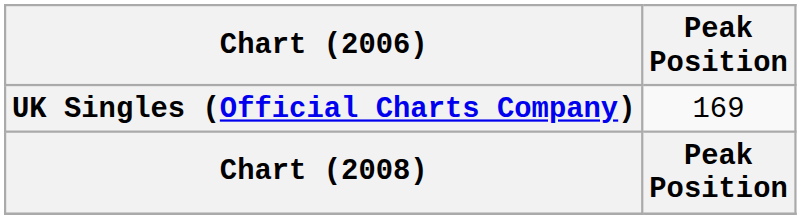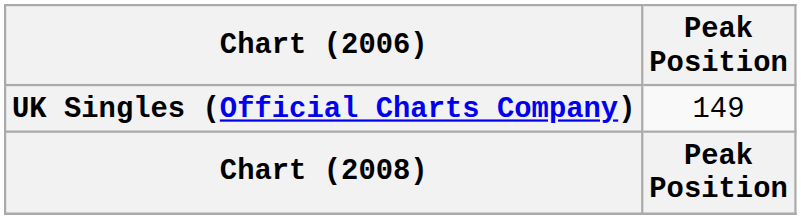(719, 109) 169 -> (719, 109) 149
